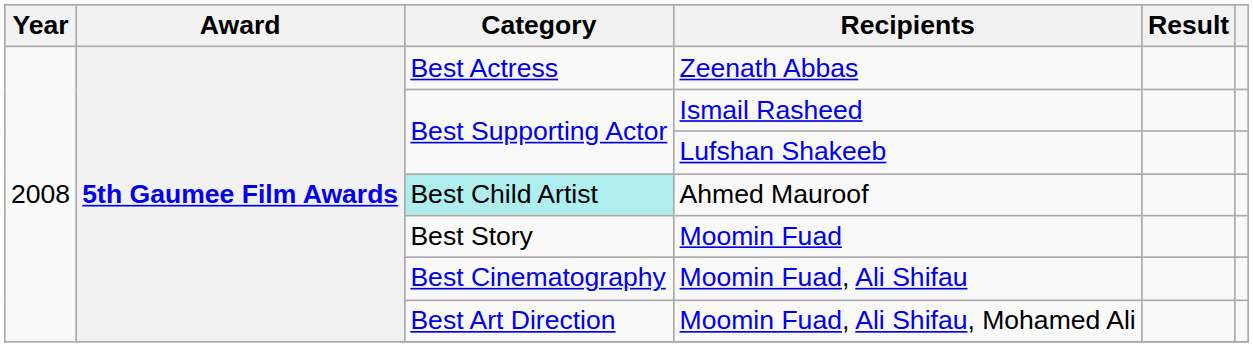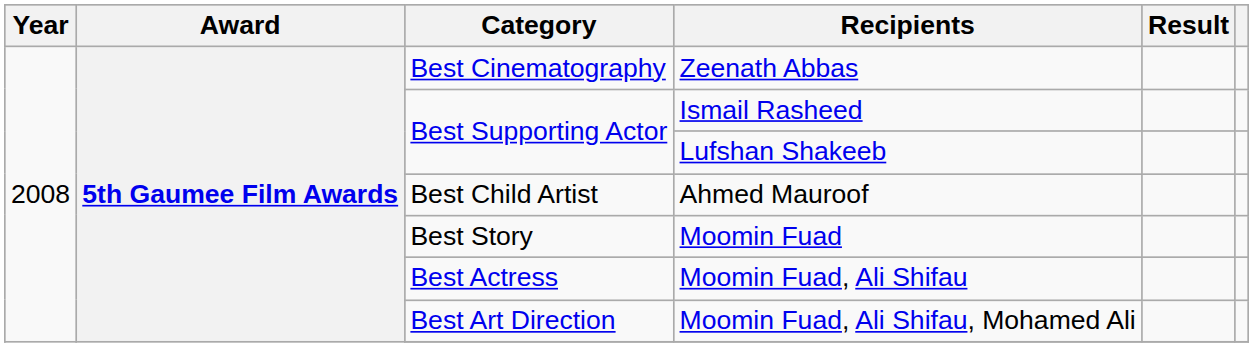(484, 67) Best Actress -> (538, 67) Best Cinematography
(504, 194) paleturquoise background -> (504, 194) no background
(538, 278) Best Cinematography -> (484, 278) Best Actress
